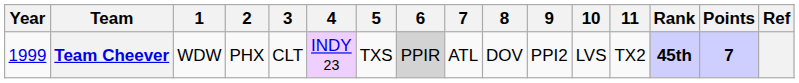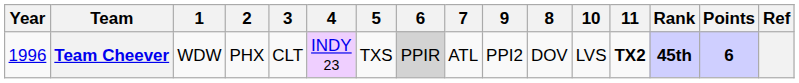columns swapped: (504, 18) <-> (549, 18)
(27, 55) 1999 -> (27, 55) 1996
(630, 55) normal -> (630, 55) bold
(729, 55) 7 -> (729, 55) 6
